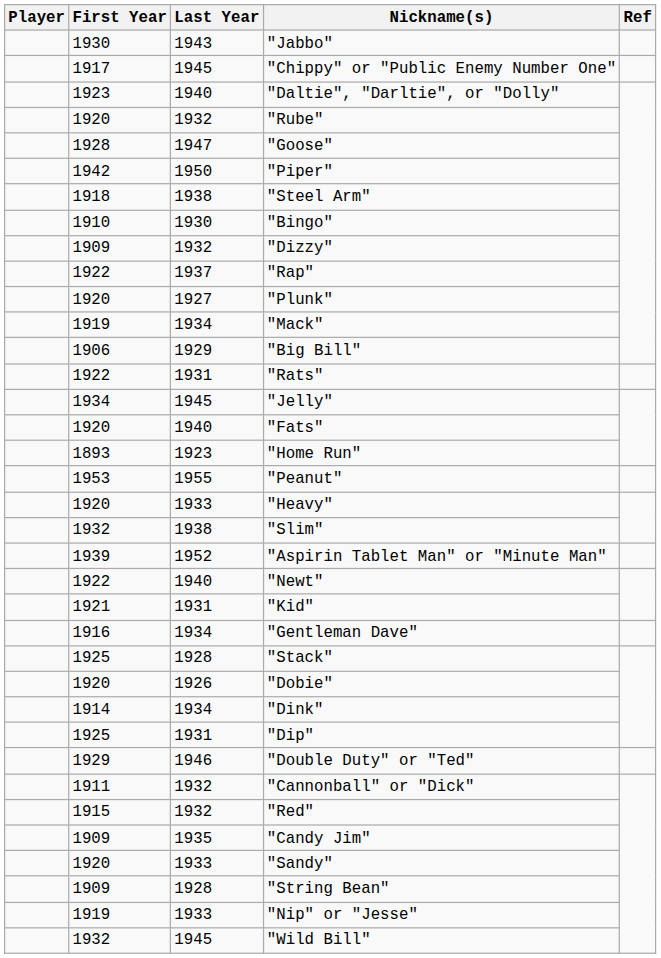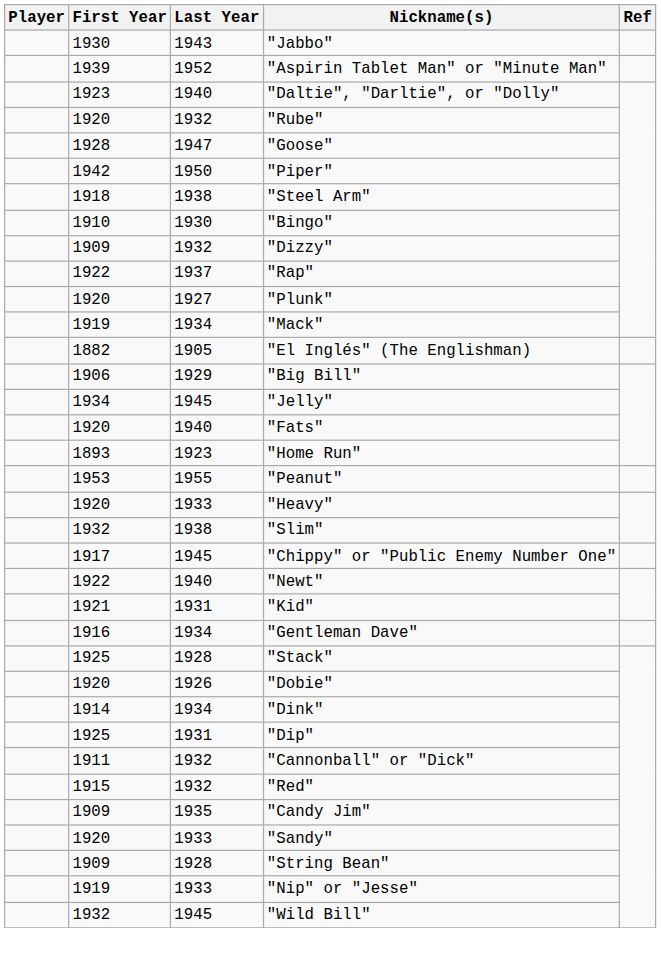rows swapped: (441, 69) <-> (437, 556)
+ row: (399, 351)
- row: (295, 376)
- row: (371, 761)
